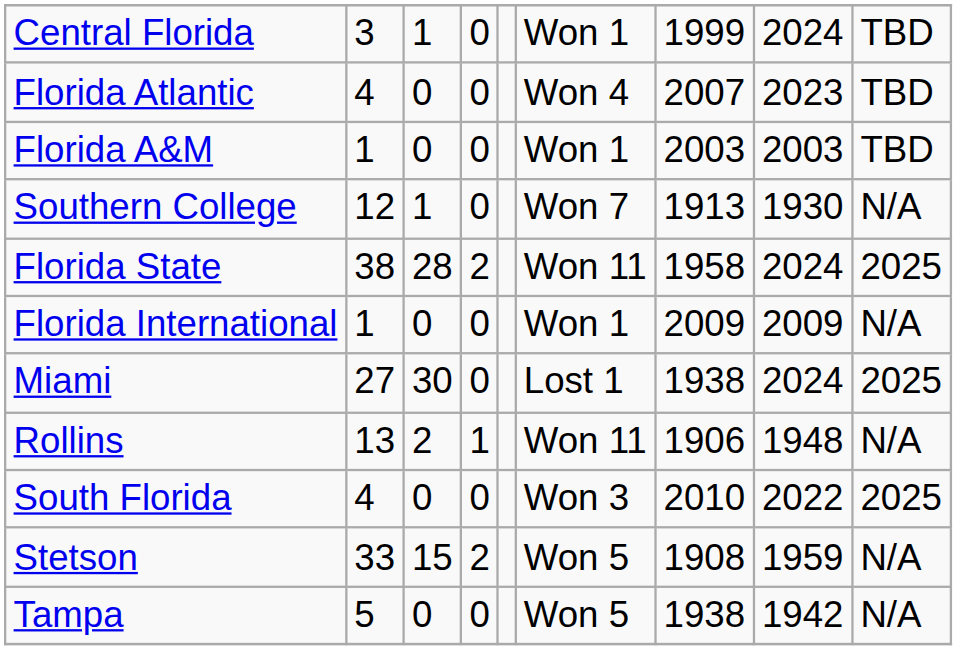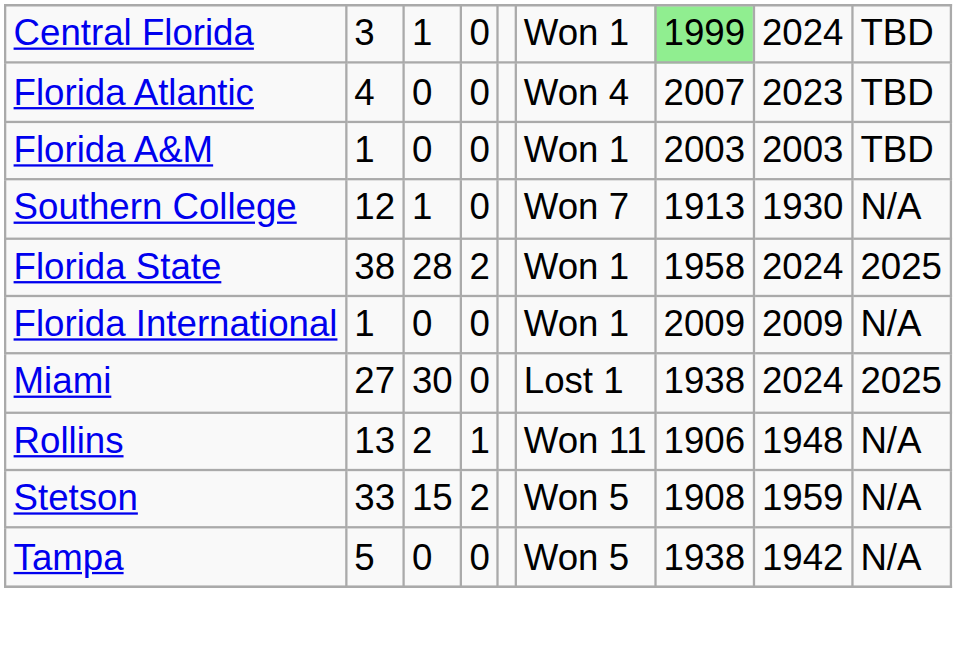(704, 33) no background -> (704, 33) lightgreen background
(585, 265) Won 11 -> (576, 265) Won 1
- row: (123, 498)
